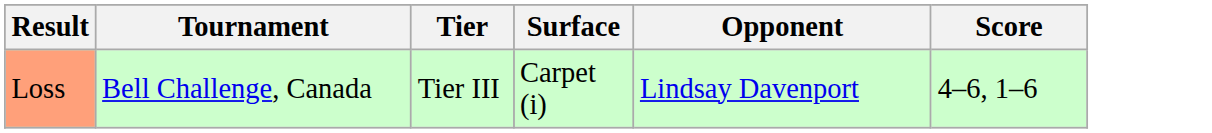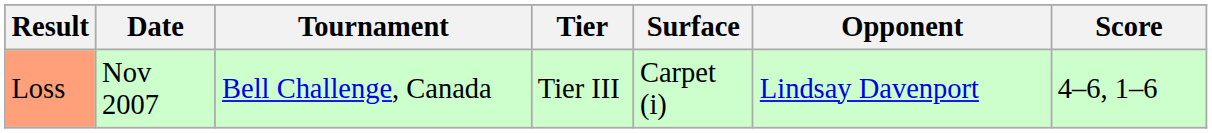+ column: (156, 27)
